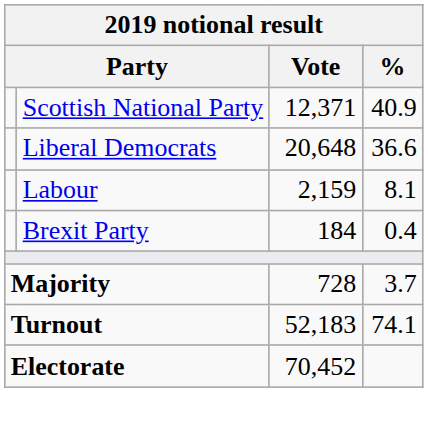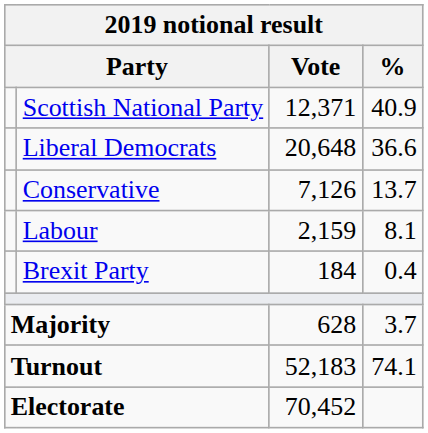+ row: (91, 189)
(337, 283) 728 -> (337, 324) 628
